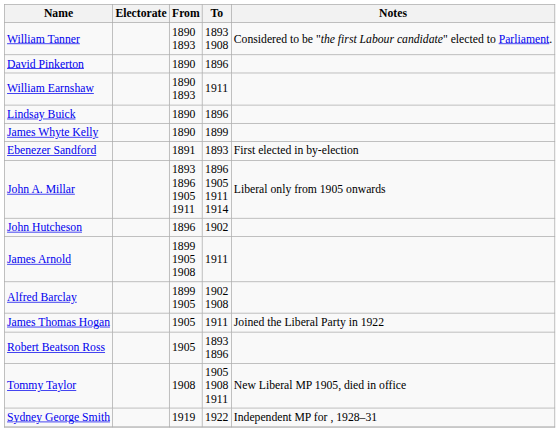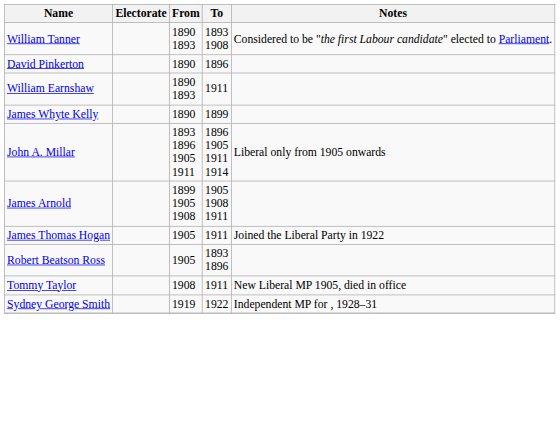- row: (41, 114)
- row: (52, 151)
- row: (45, 227)
(217, 259) 1911 -> (217, 203) 1905 1908 1911
- row: (42, 297)
(217, 385) 1905 1908 1911 -> (217, 285) 1911
